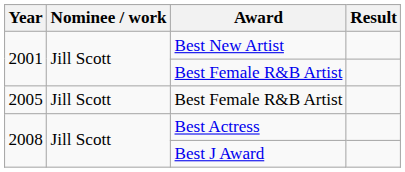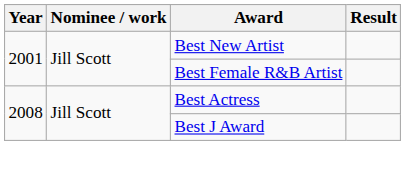- row: (26, 99)
